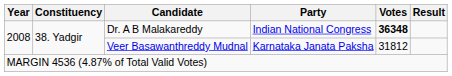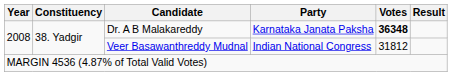(312, 29) Indian National Congress -> (313, 29) Karnataka Janata Paksha
(313, 46) Karnataka Janata Paksha -> (312, 46) Indian National Congress
